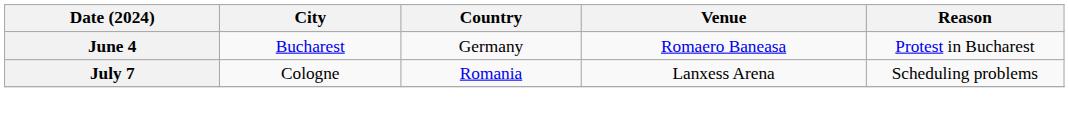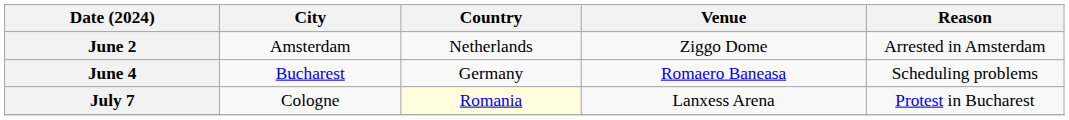+ row: (112, 45)
(965, 45) Protest in Bucharest -> (965, 73) Scheduling problems
(491, 73) no background -> (491, 100) lightyellow background
(965, 73) Scheduling problems -> (965, 100) Protest in Bucharest
